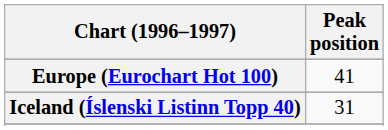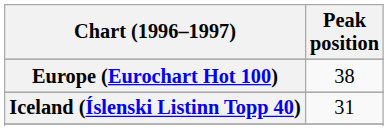(344, 75) 41 -> (344, 75) 38
